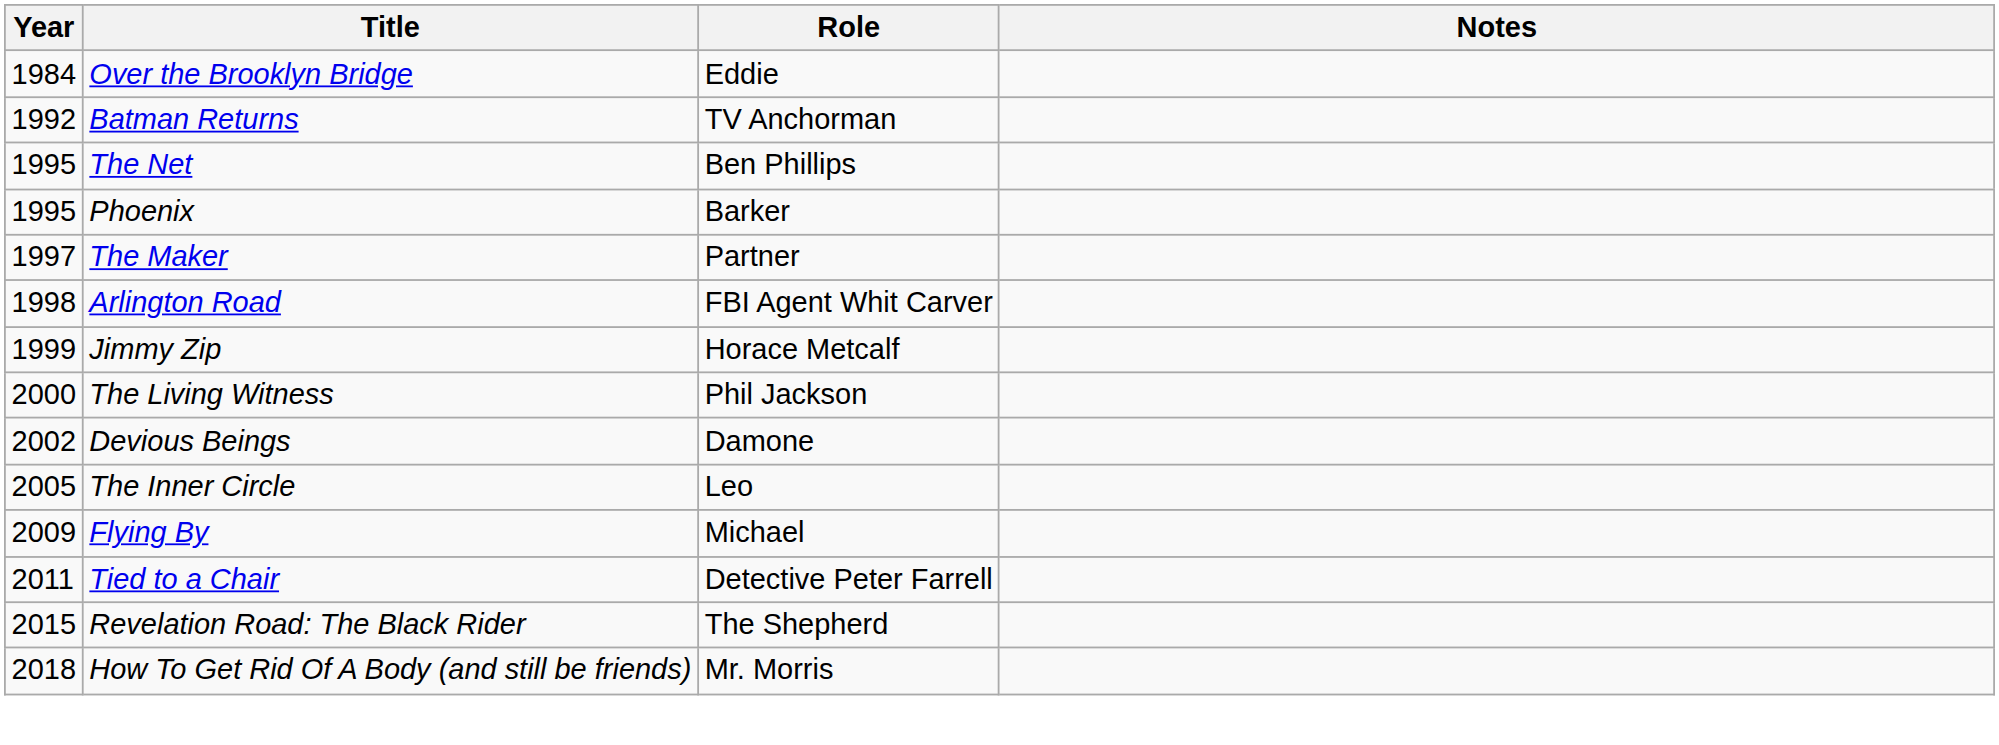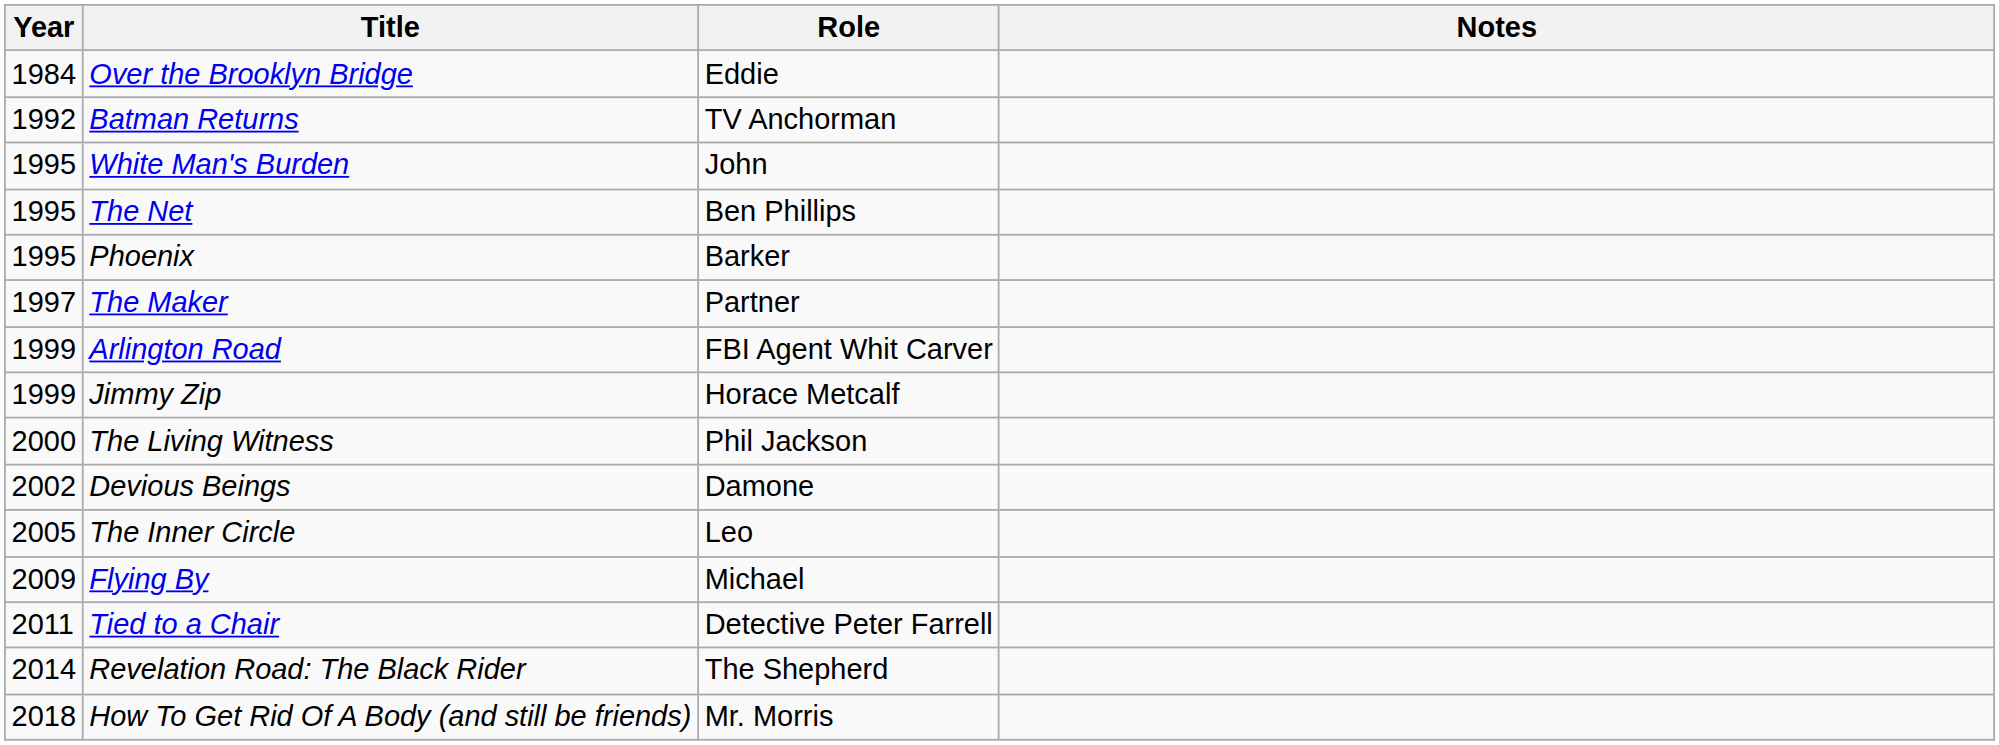+ row: (219, 165)
(44, 303) 1998 -> (44, 348) 1999
(44, 624) 2015 -> (44, 670) 2014
